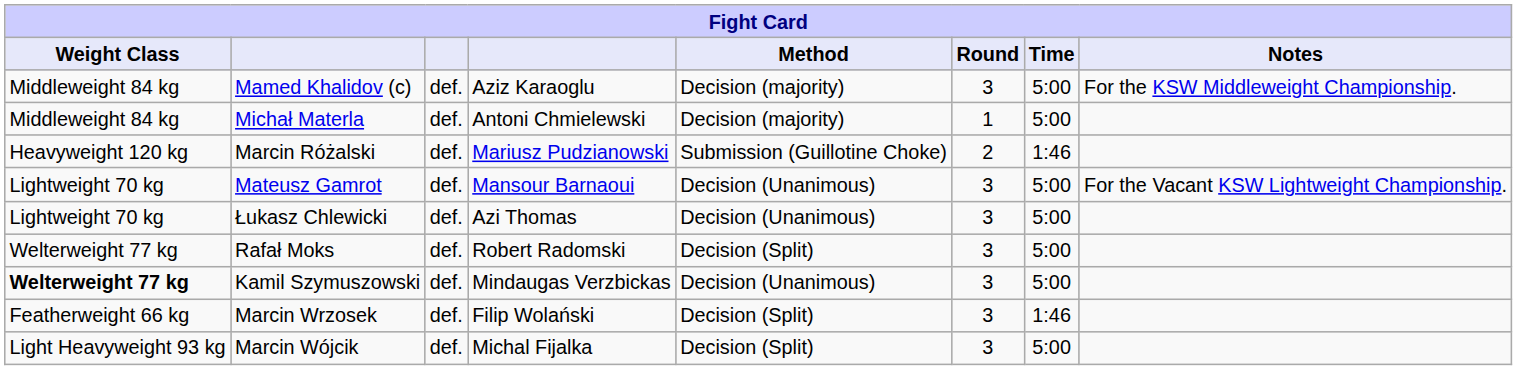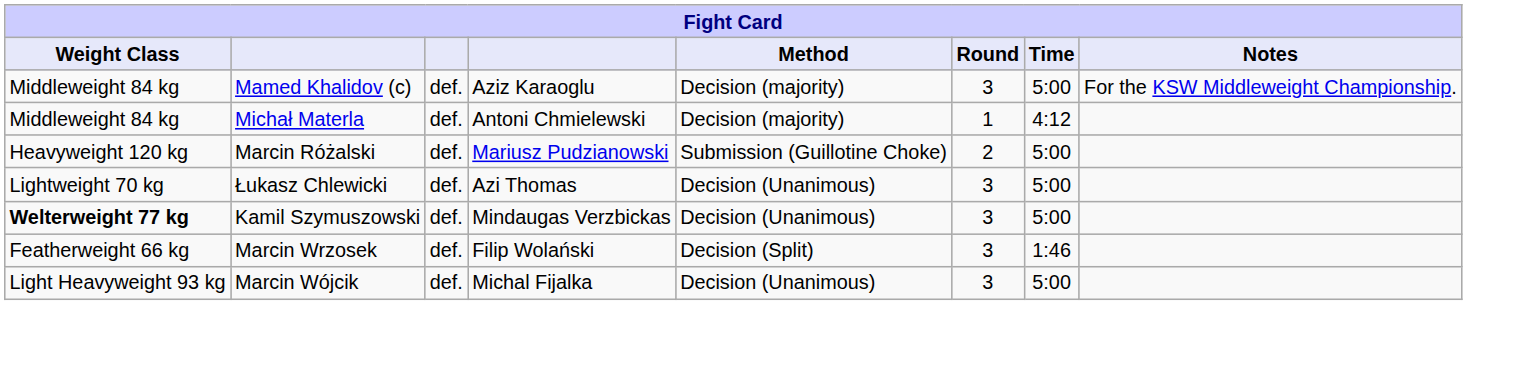(1052, 119) 5:00 -> (1052, 119) 4:12
(1052, 152) 1:46 -> (1052, 152) 5:00
- row: (308, 184)
- row: (285, 250)
(747, 348) Decision (Split) -> (778, 282) Decision (Unanimous)
